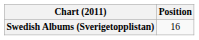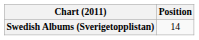(175, 27) 16 -> (175, 27) 14
